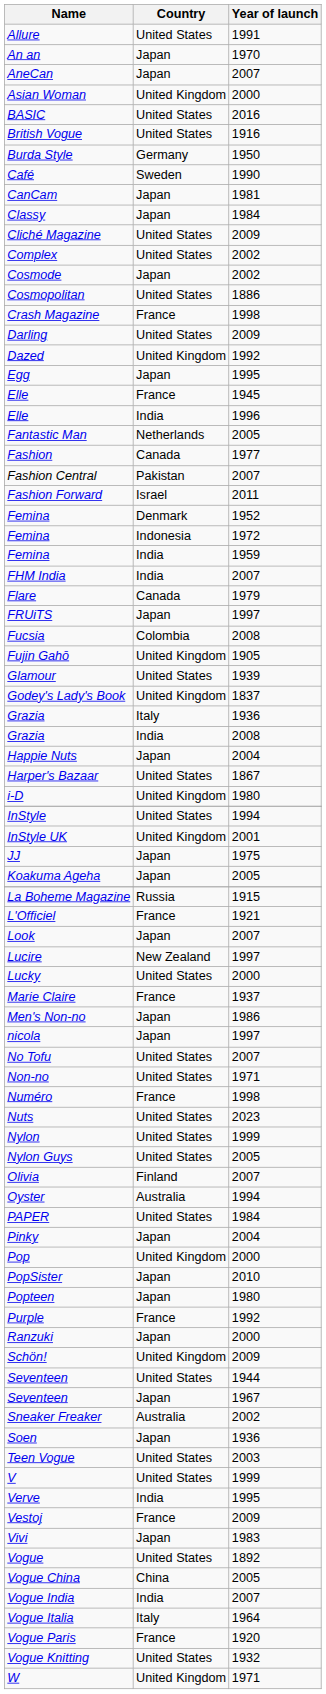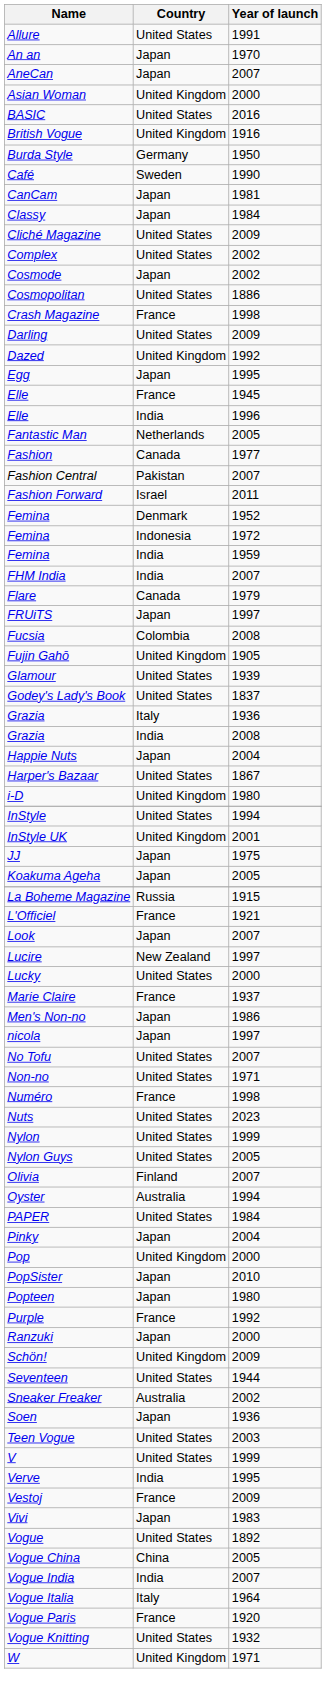(174, 134) United States -> (181, 134) United Kingdom
(181, 696) United Kingdom -> (174, 696) United States
- row: (38, 1397)
